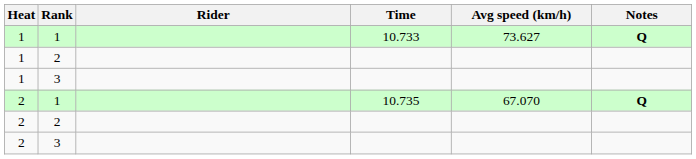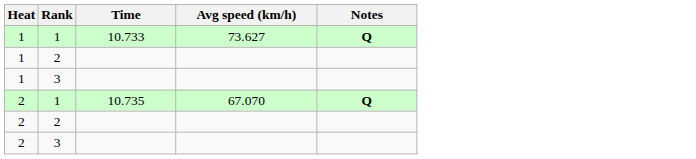- column: (213, 15)
